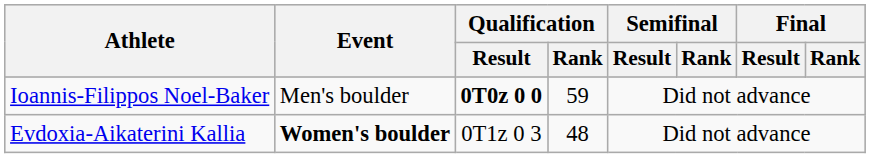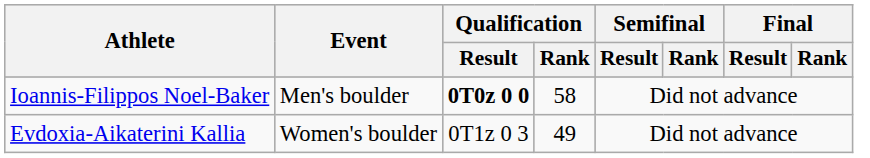(578, 96) 59 -> (565, 96) 58
(365, 133) bold -> (358, 133) normal
(578, 133) 48 -> (565, 133) 49
